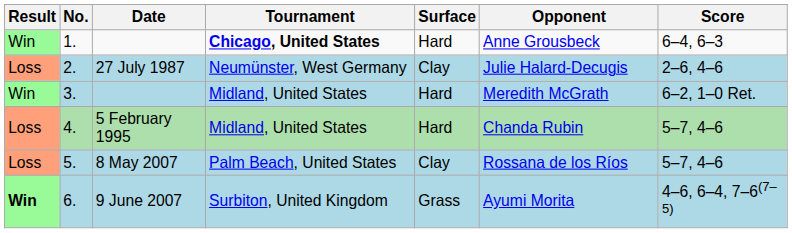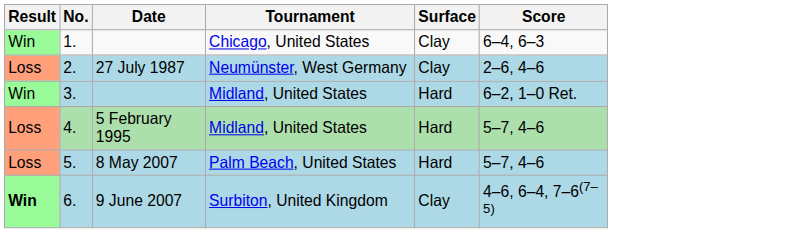- column: (569, 16)
(294, 42) bold -> (289, 42) normal
(435, 42) Hard -> (434, 42) Clay
(434, 162) Clay -> (435, 162) Hard
(439, 200) Grass -> (434, 200) Clay
